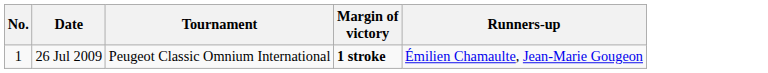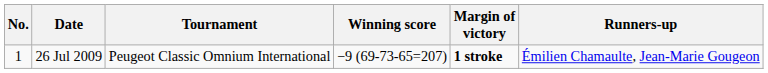+ column: (392, 24)
